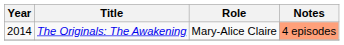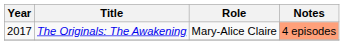(19, 31) 2014 -> (19, 31) 2017
